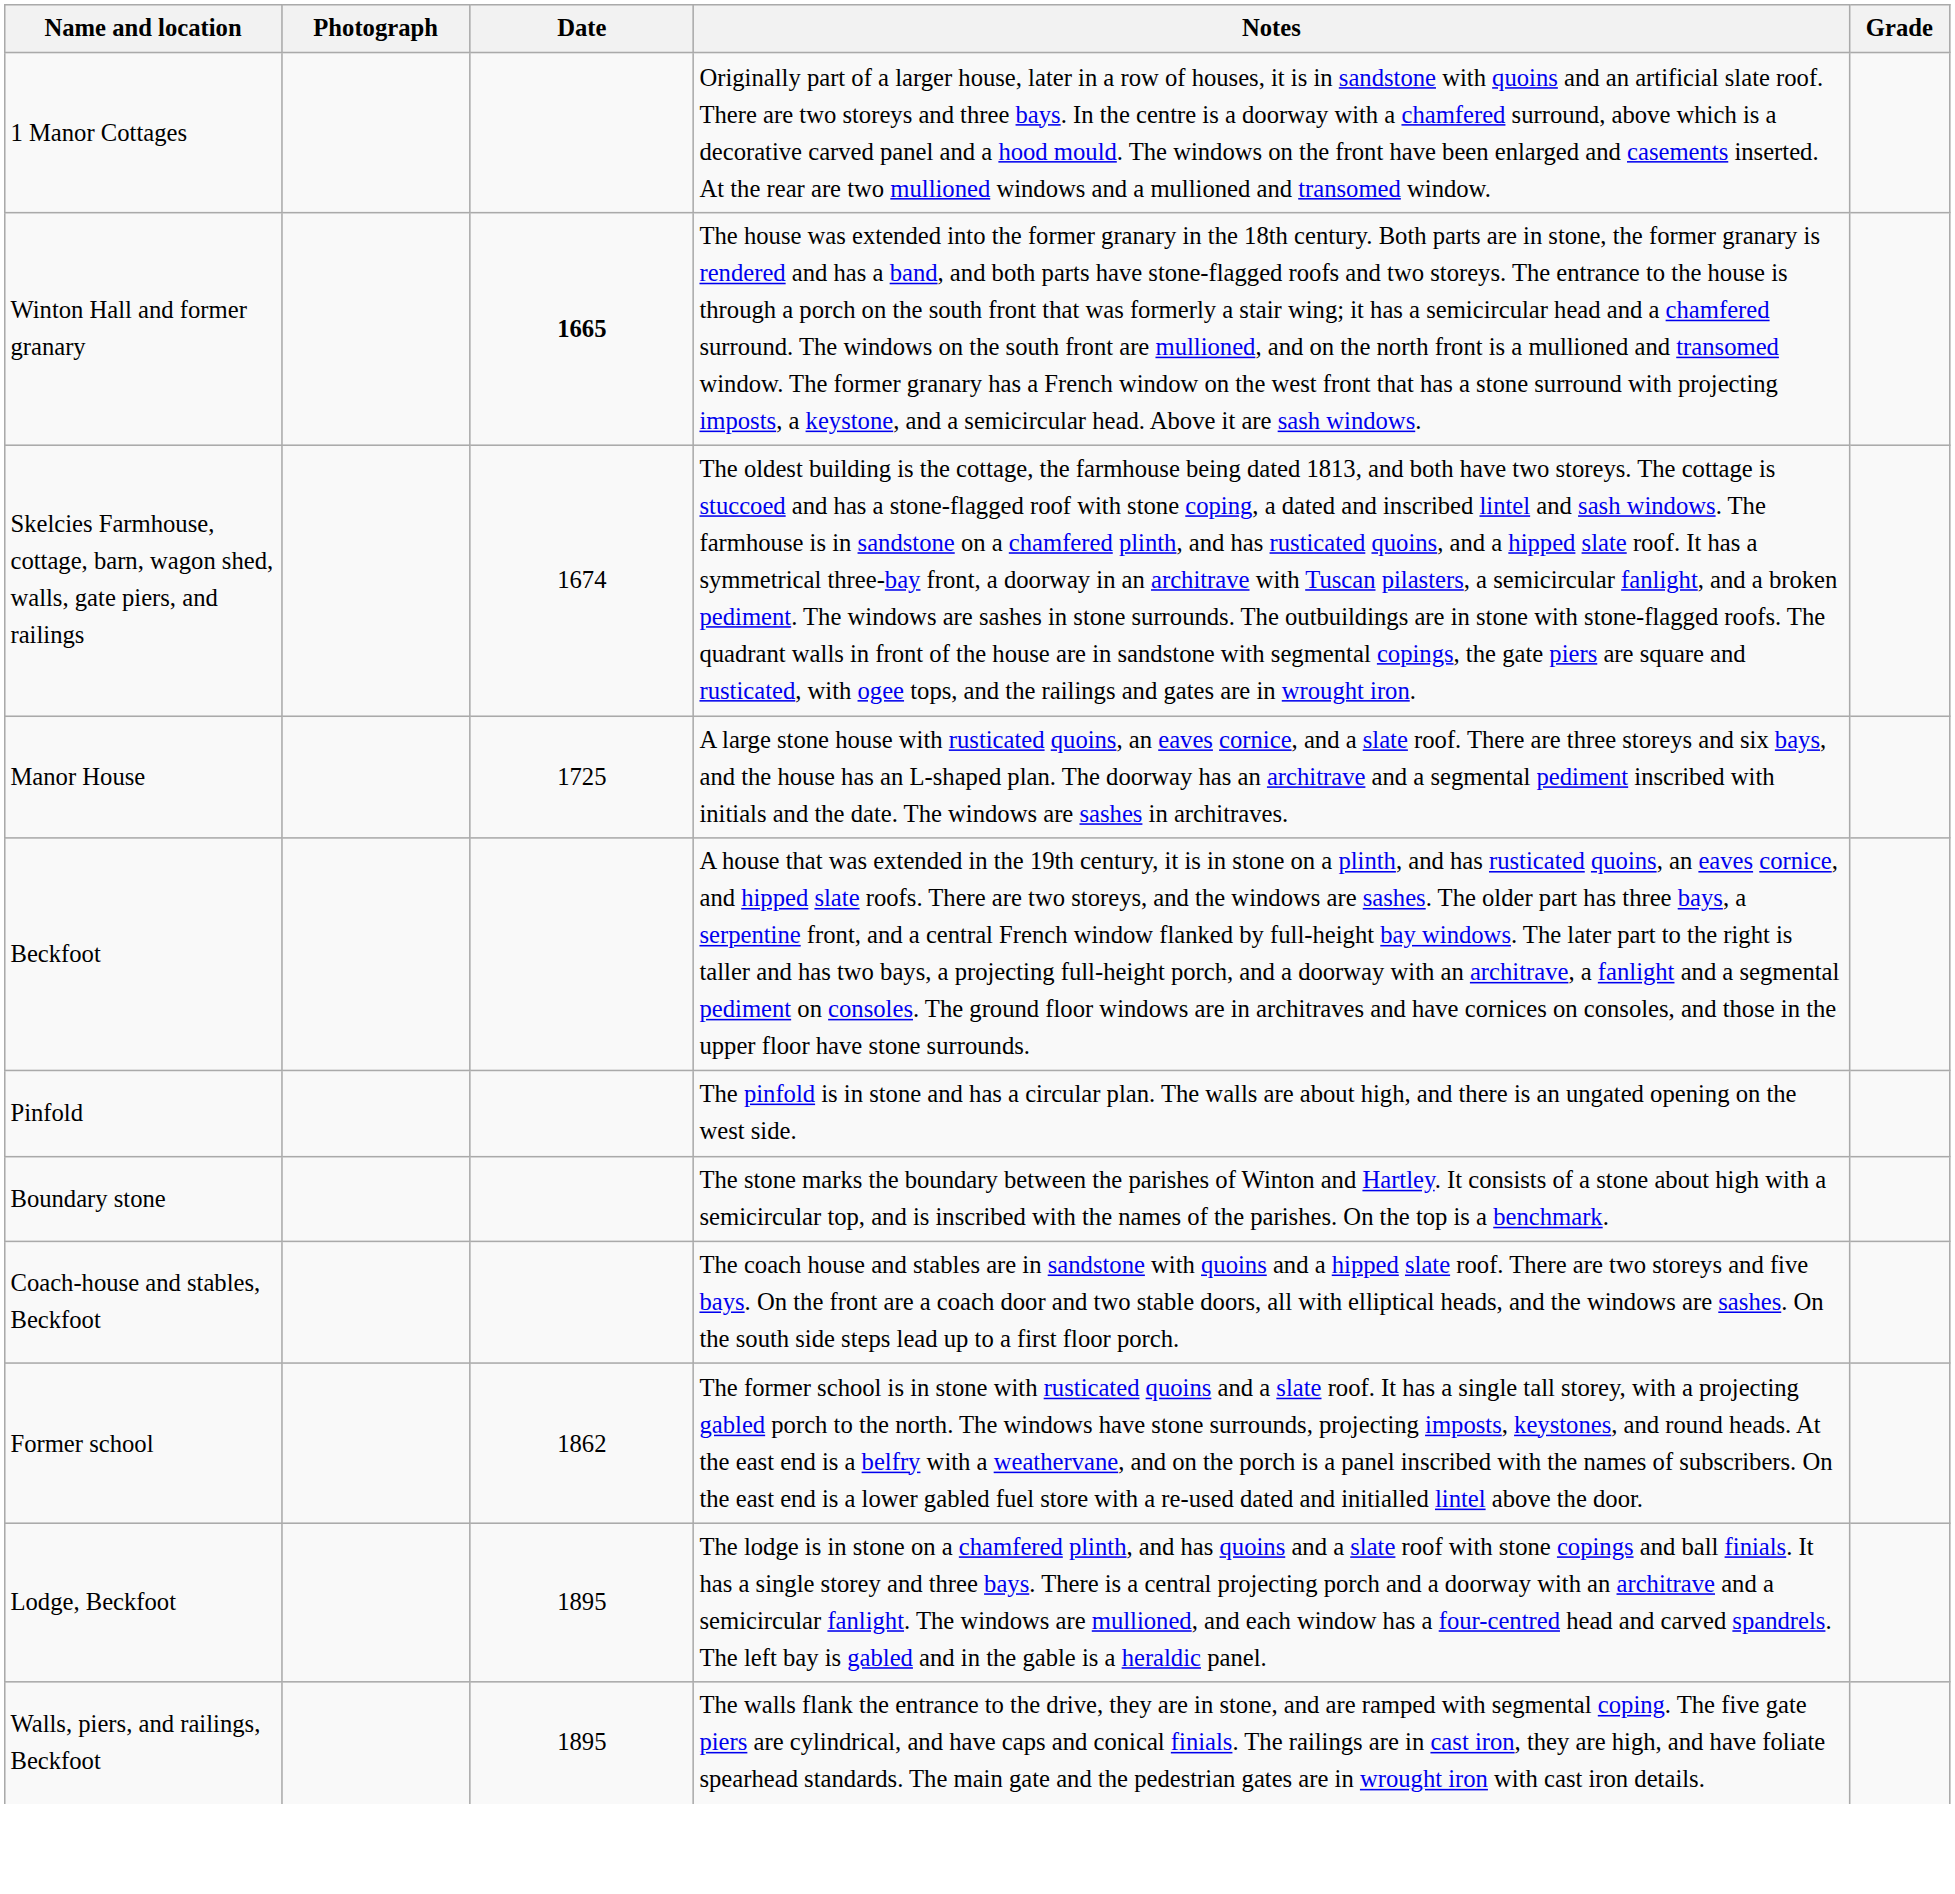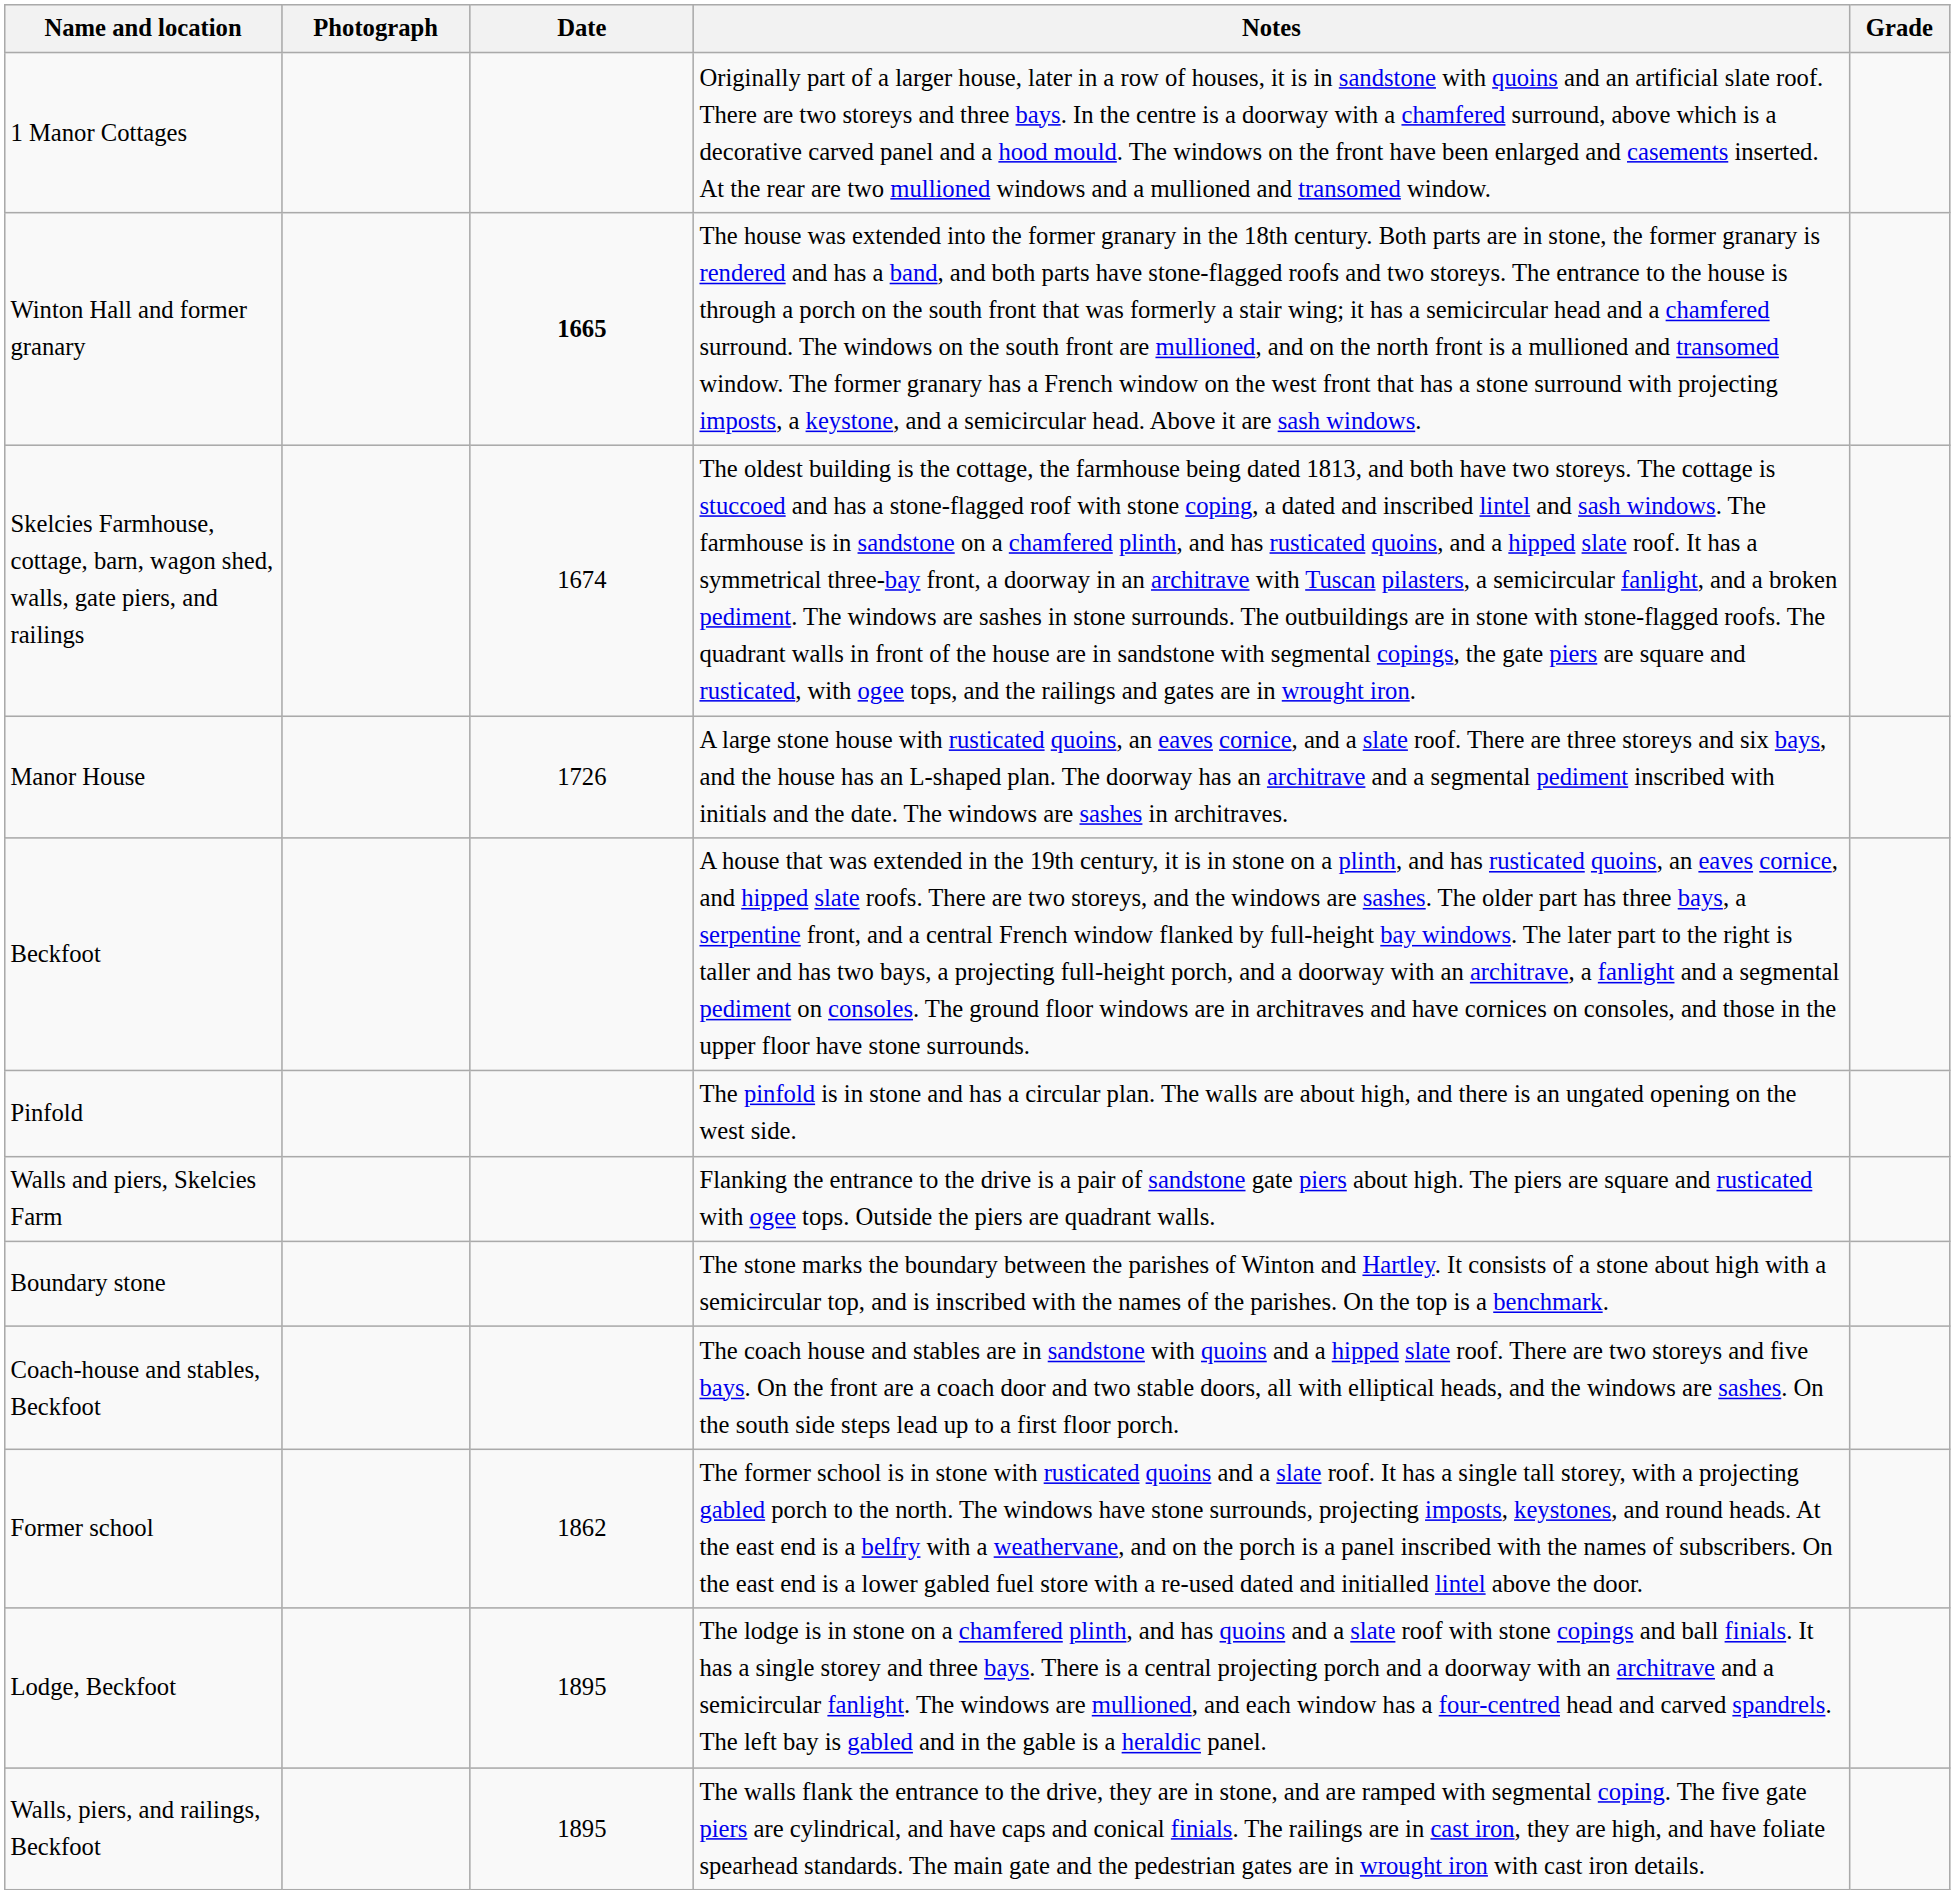(582, 776) 1725 -> (582, 776) 1726
+ row: (133, 1198)
